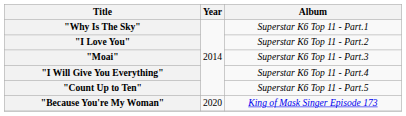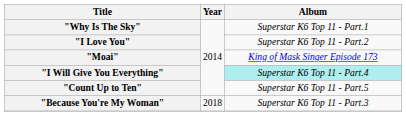(313, 57) Superstar K6 Top 11 - Part.3 -> (313, 57) King of Mask Singer Episode 173
(313, 73) no background -> (313, 73) paleturquoise background
(213, 103) 2020 -> (213, 103) 2018
(313, 103) King of Mask Singer Episode 173 -> (313, 103) Superstar K6 Top 11 - Part.3
